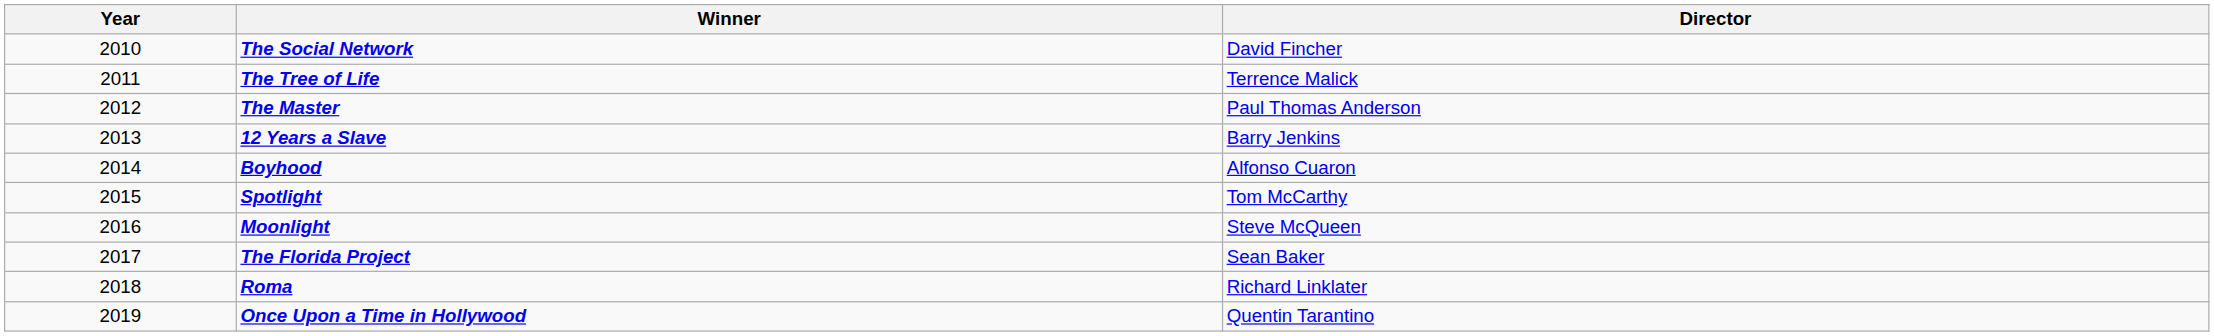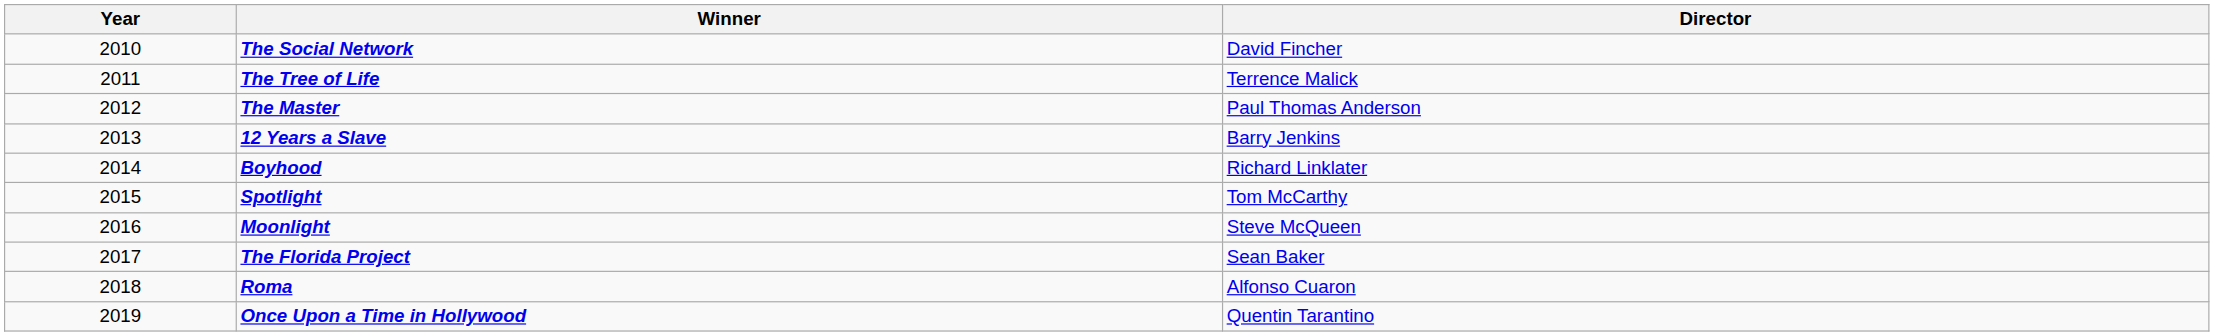(1291, 167) Alfonso Cuaron -> (1297, 167) Richard Linklater
(1297, 286) Richard Linklater -> (1291, 286) Alfonso Cuaron
